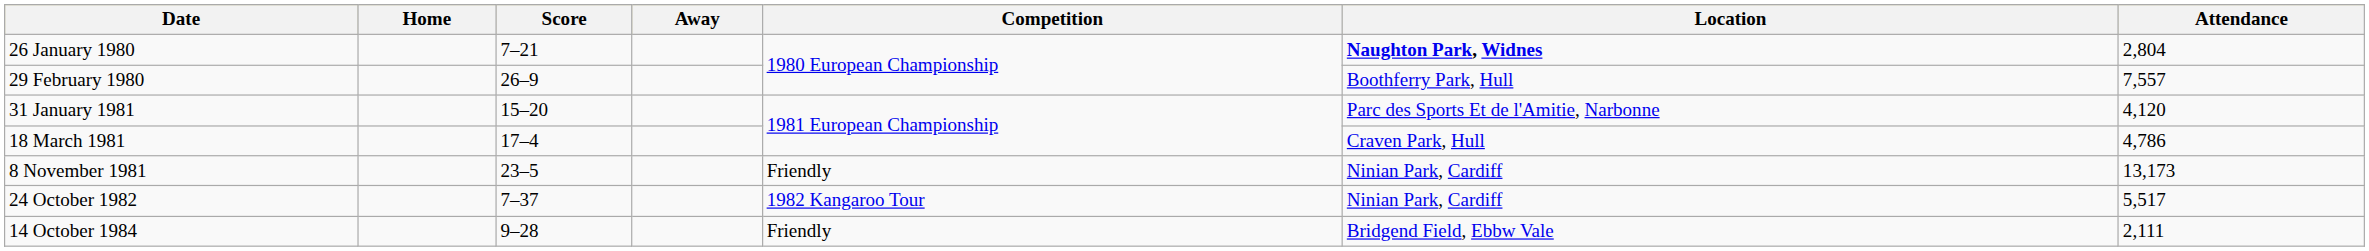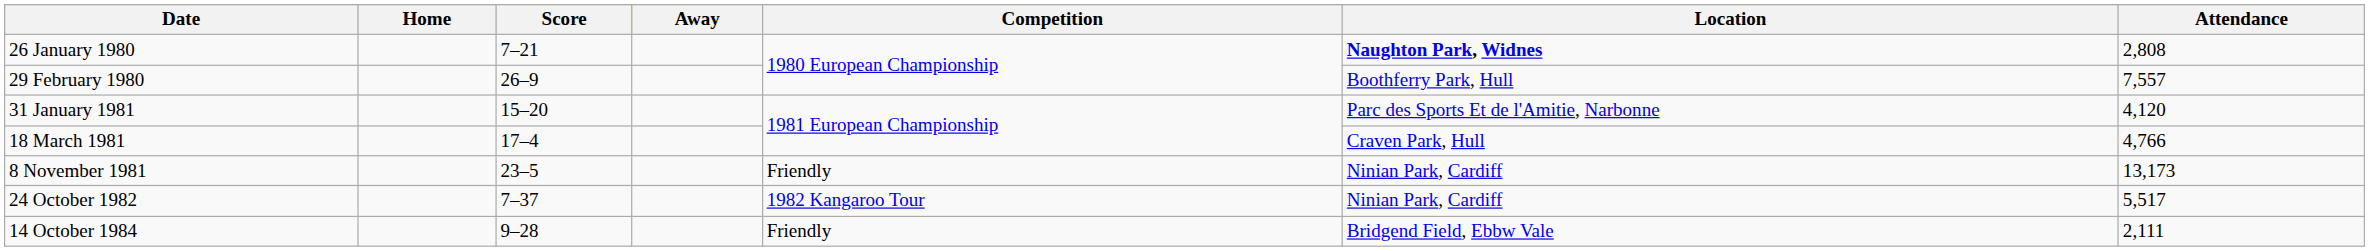(2144, 49) 2,804 -> (2144, 49) 2,808
(2144, 140) 4,786 -> (2144, 140) 4,766
